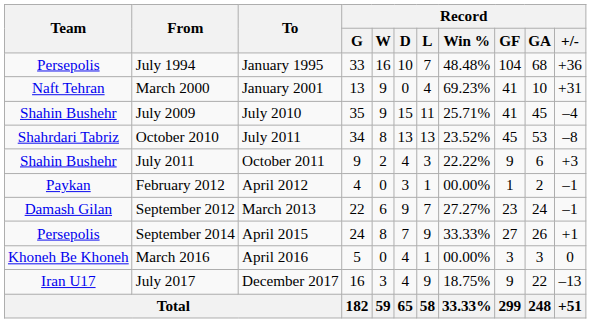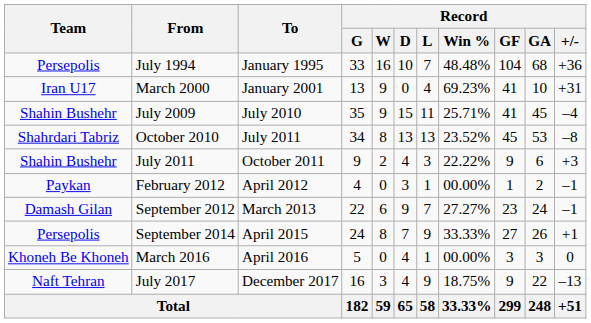(68, 88) Naft Tehran -> (68, 88) Iran U17
(68, 281) Iran U17 -> (68, 281) Naft Tehran
